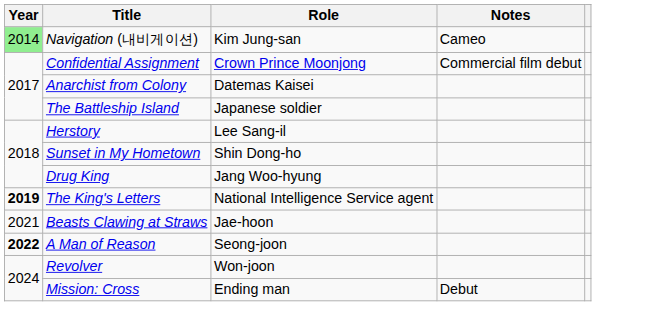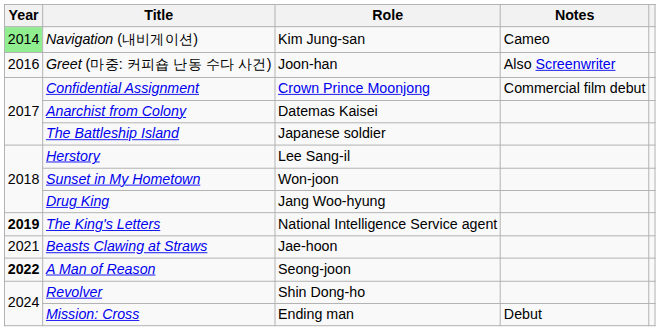+ row: (159, 64)
(258, 153) Shin Dong-ho -> (308, 179) Won-joon
(244, 266) Won-joon -> (322, 292) Shin Dong-ho
